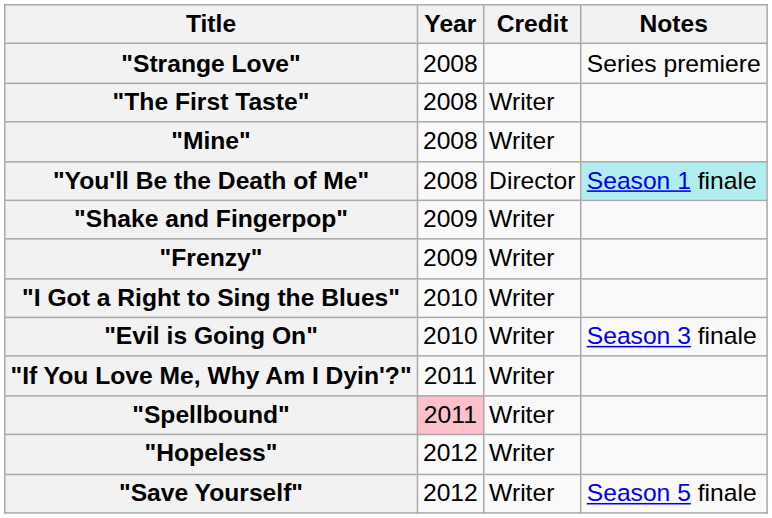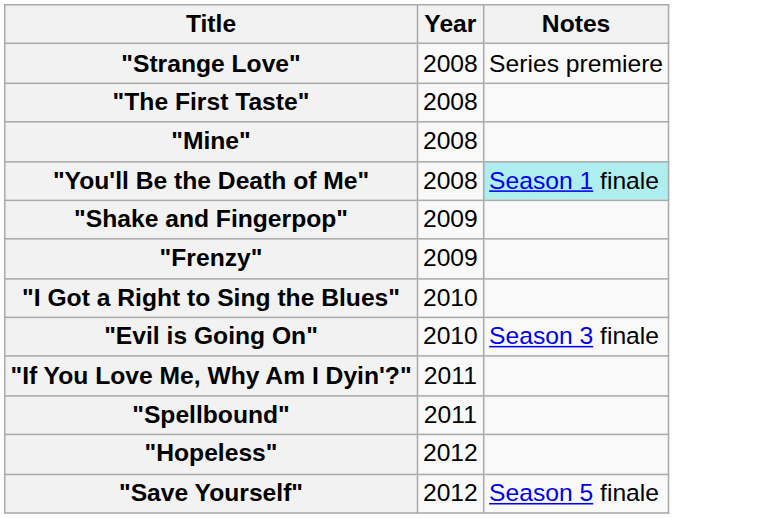- column: (532, 24)
(450, 414) pink background -> (450, 414) no background
